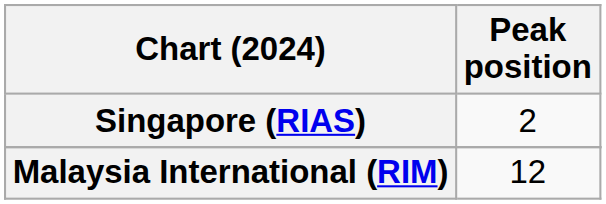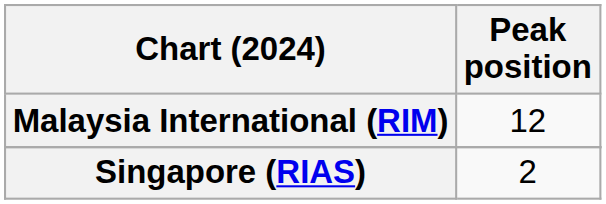rows swapped: (231, 172) <-> (231, 119)
